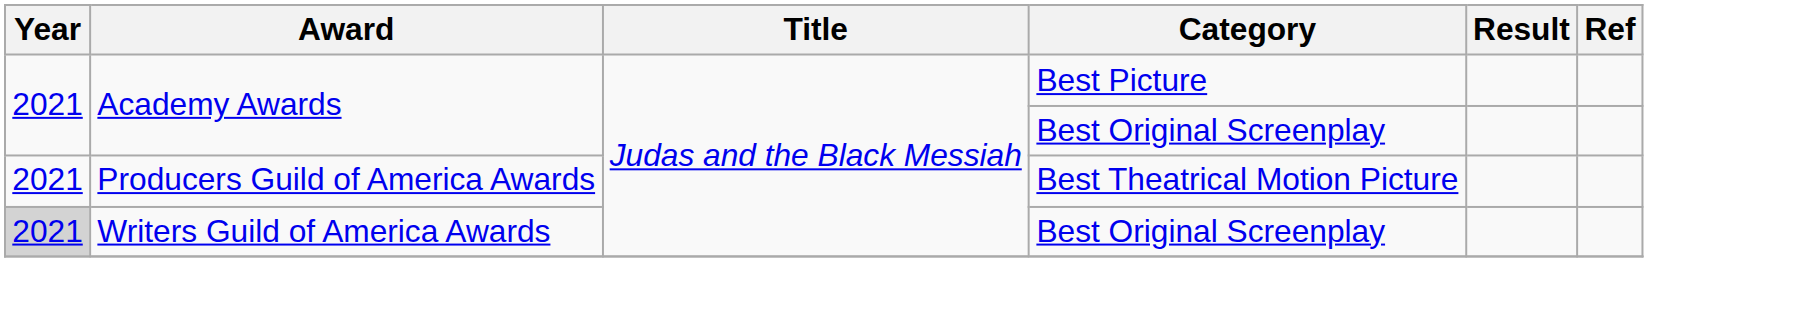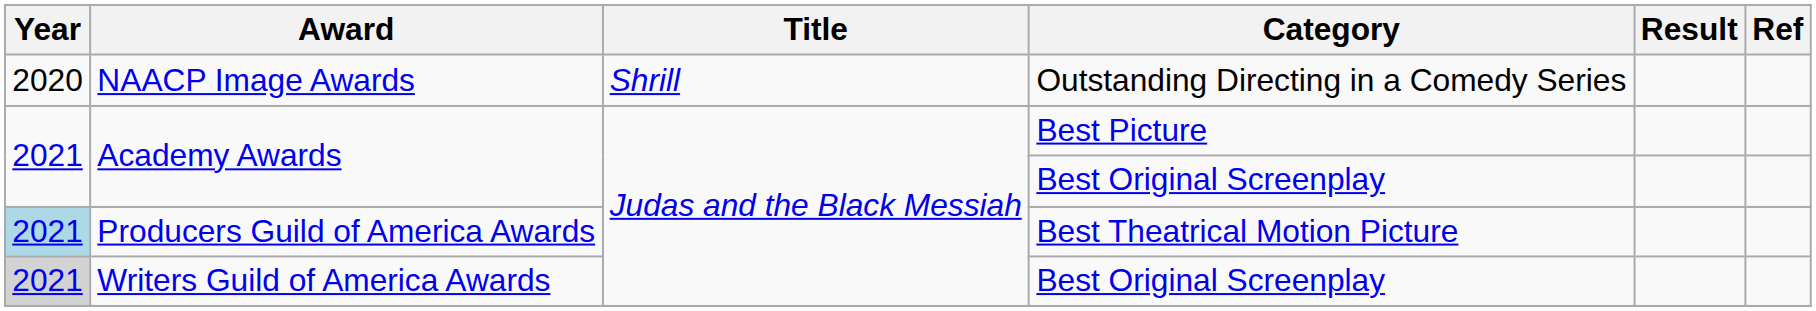+ row: (256, 79)
(48, 180) no background -> (48, 230) lightblue background
